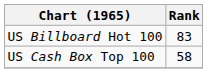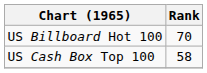(184, 36) 83 -> (184, 36) 70
